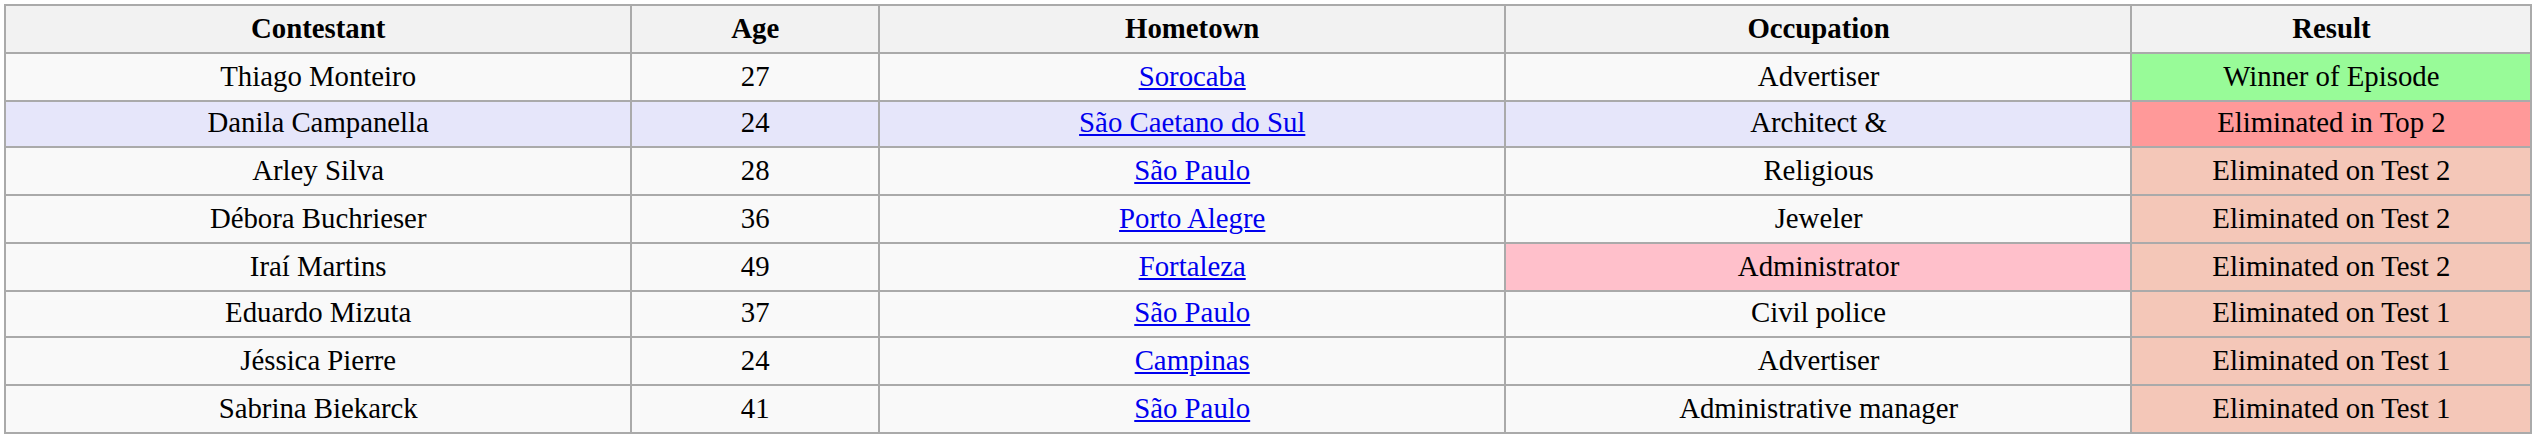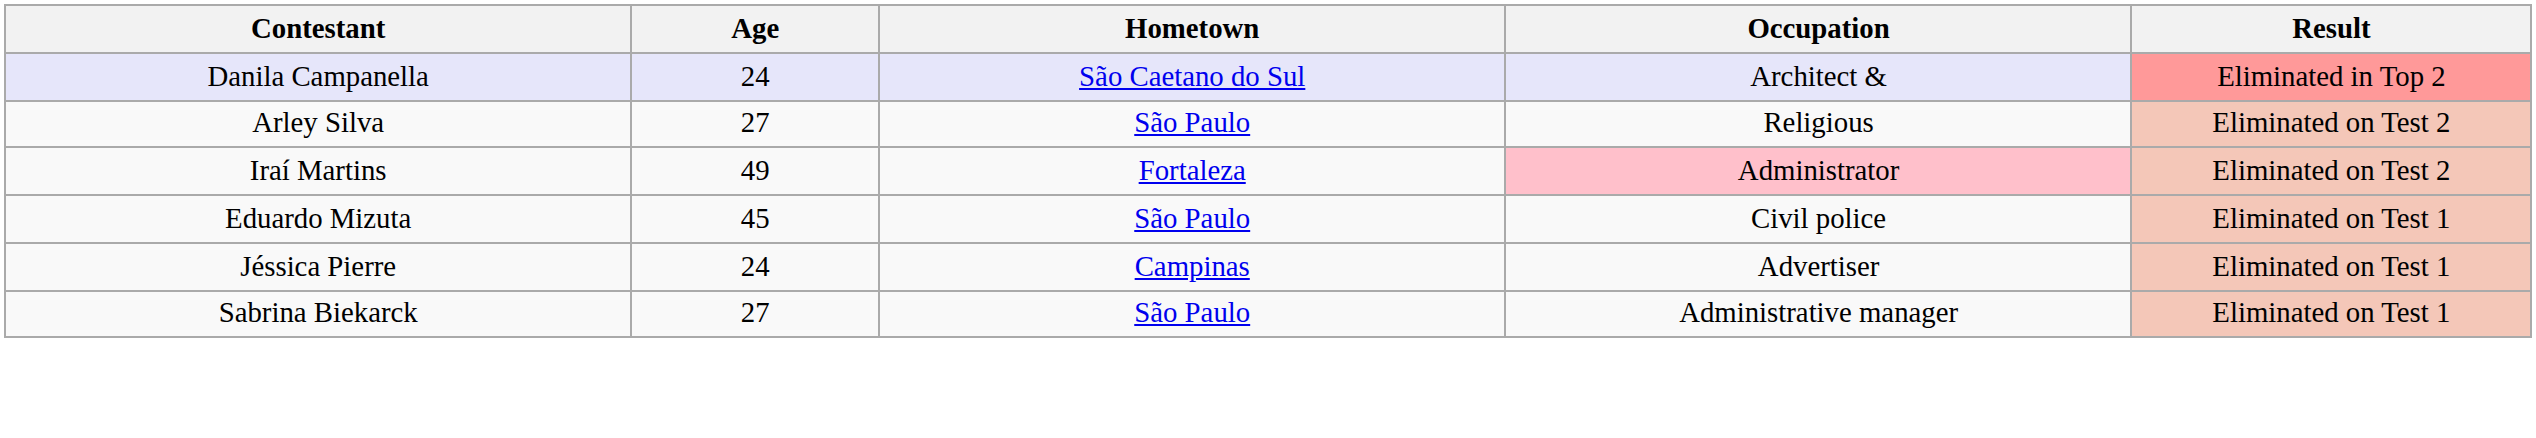- row: (318, 76)
(755, 171) 28 -> (755, 123) 27
- row: (318, 218)
(755, 313) 37 -> (755, 218) 45
(755, 408) 41 -> (755, 313) 27
